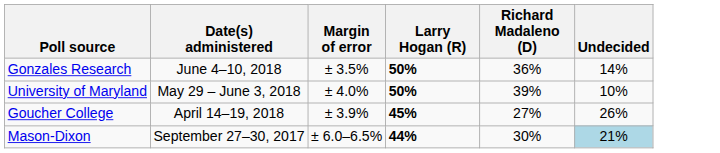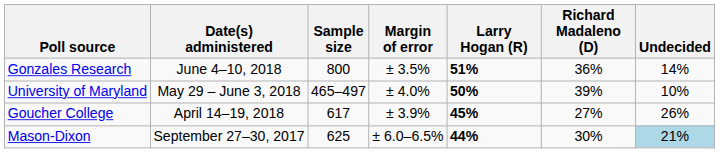+ column: (338, 39)
(403, 69) 50% -> (464, 69) 51%
